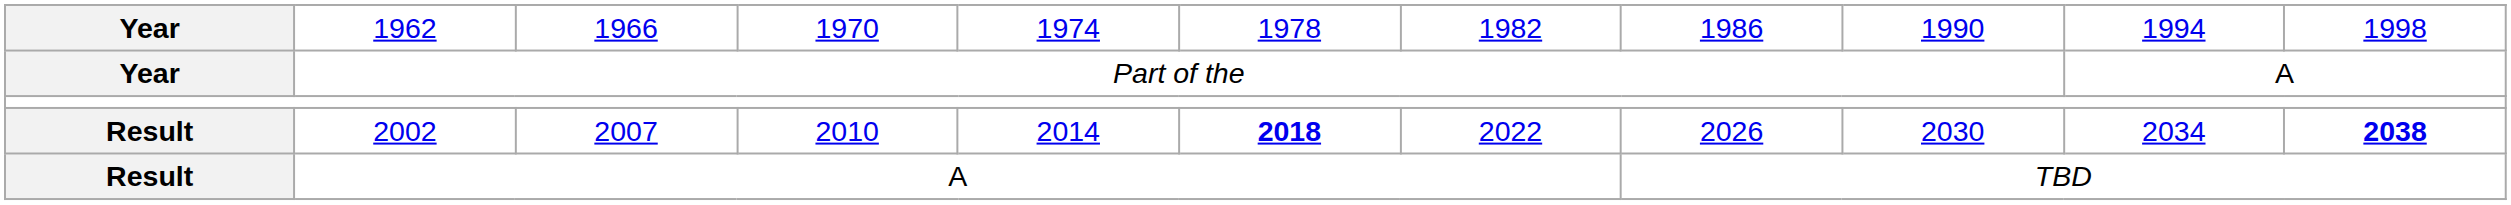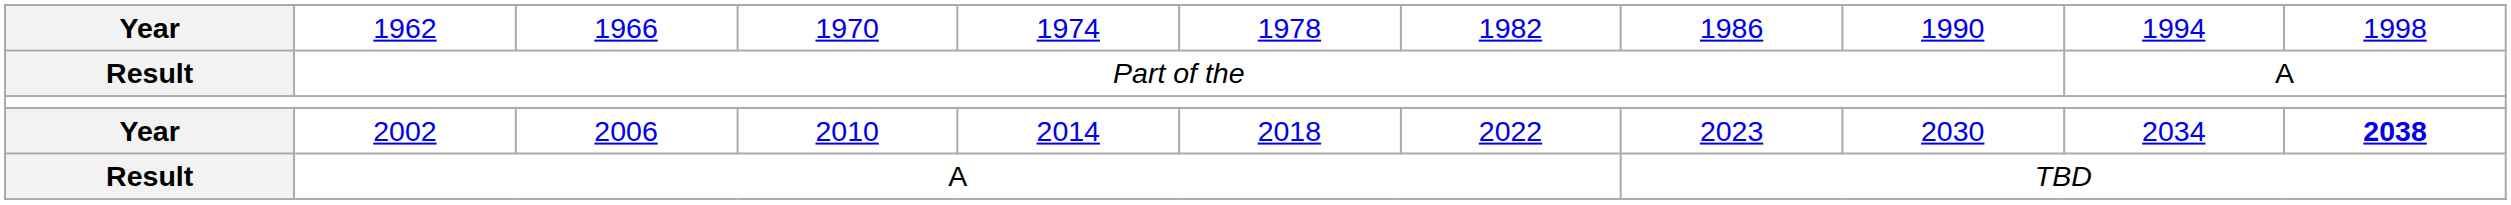(150, 73) Year -> (150, 73) Result
(150, 131) Result -> (150, 131) Year
(626, 131) 2007 -> (626, 131) 2006
(1289, 131) bold -> (1289, 131) normal
(1732, 131) 2026 -> (1732, 131) 2023
